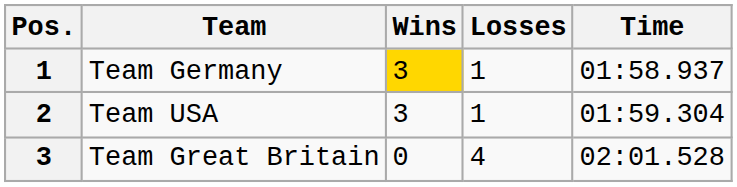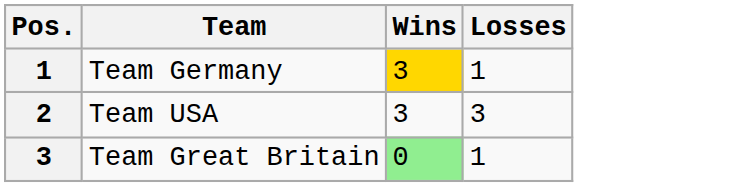- column: (652, 27)
(478, 115) 1 -> (478, 115) 3
(400, 159) no background -> (400, 159) lightgreen background
(478, 159) 4 -> (478, 159) 1
